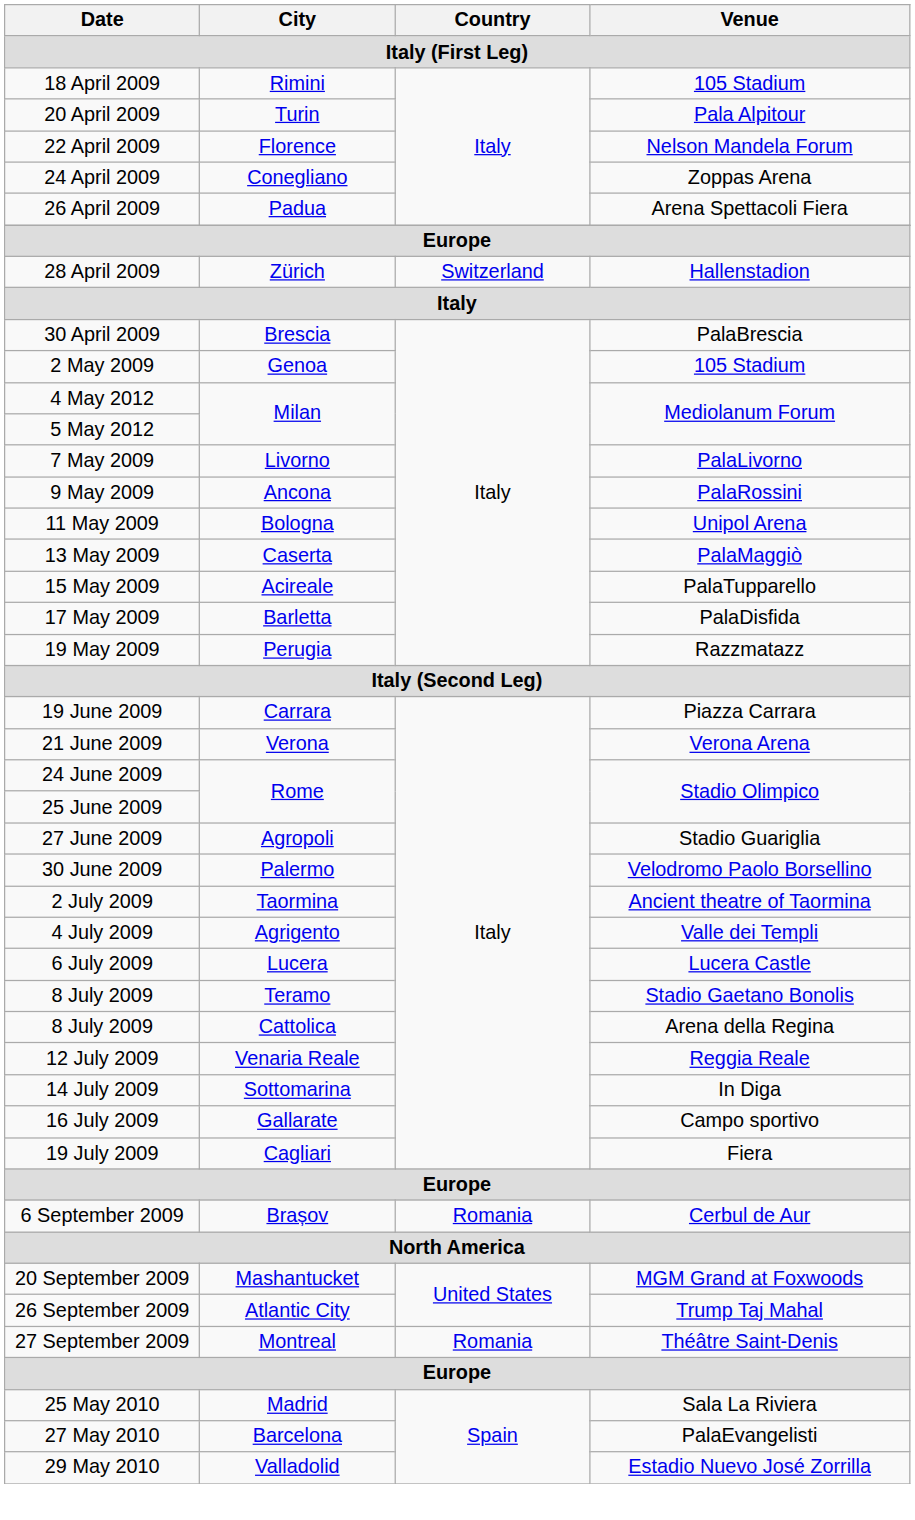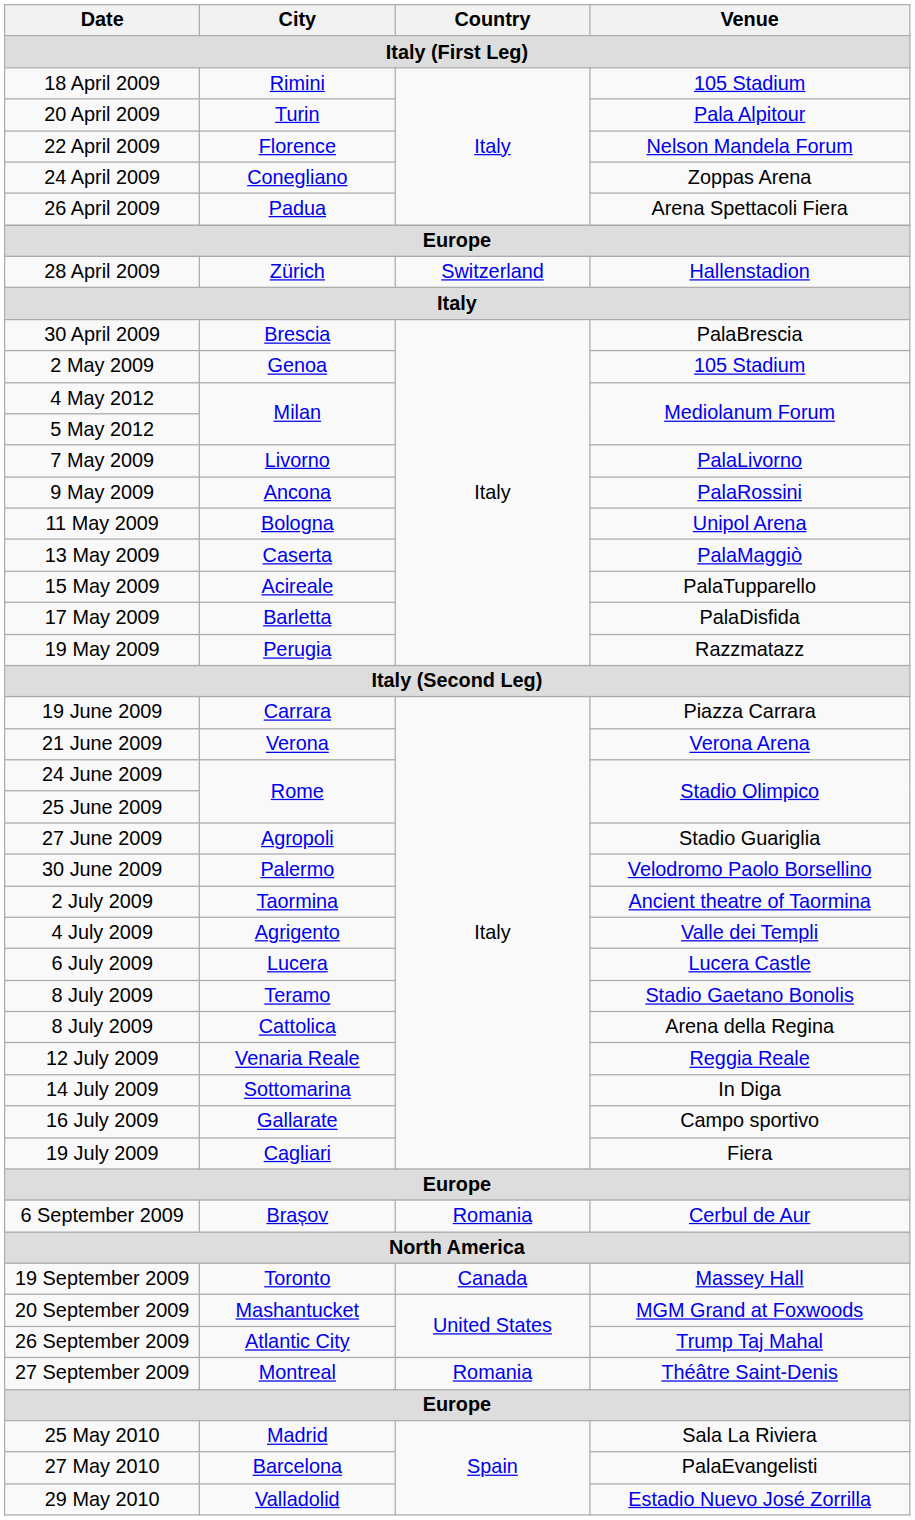+ row: (102, 1278)
